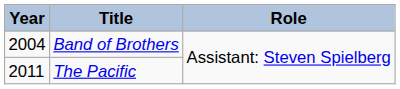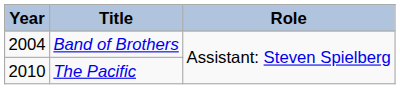(26, 71) 2011 -> (27, 71) 2010
